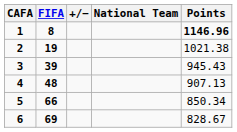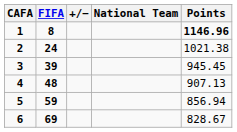(51, 48) 19 -> (51, 48) 24
(206, 66) 945.43 -> (206, 66) 945.45
(51, 101) 66 -> (51, 101) 59
(206, 101) 850.34 -> (206, 101) 856.94
